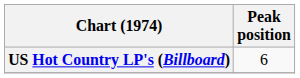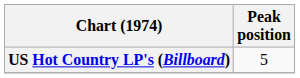(264, 60) 6 -> (264, 60) 5
